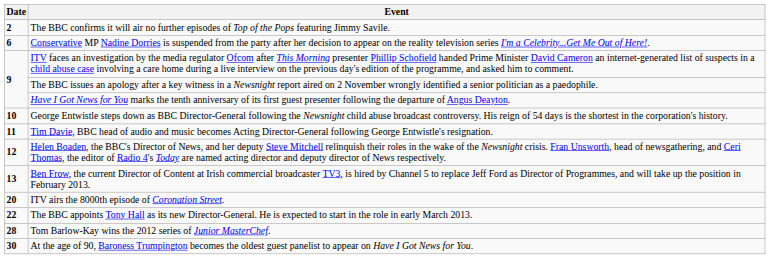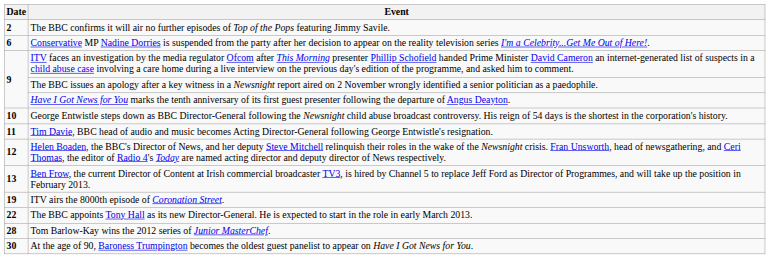(11, 199) 20 -> (11, 199) 19
